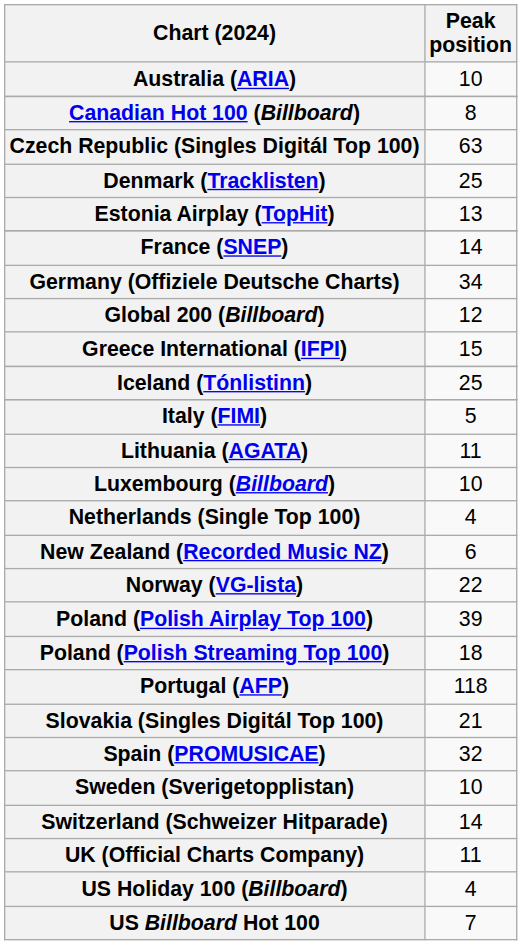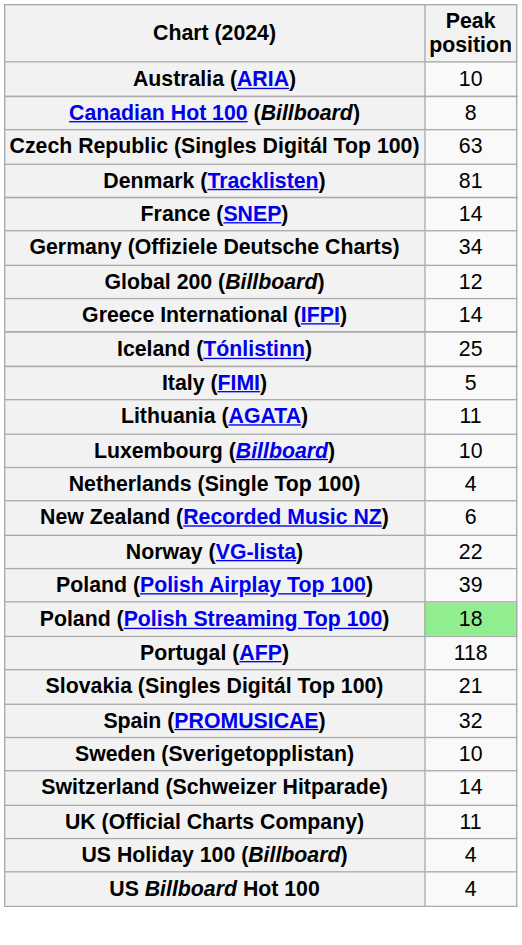(471, 180) 25 -> (471, 180) 81
- row: (215, 214)
(471, 349) 15 -> (471, 315) 14
(471, 652) no background -> (471, 619) lightgreen background
(471, 922) 7 -> (471, 889) 4
